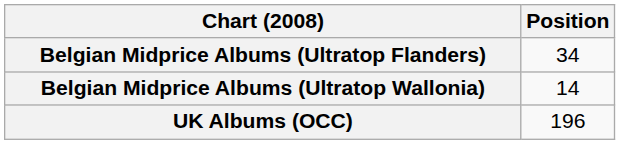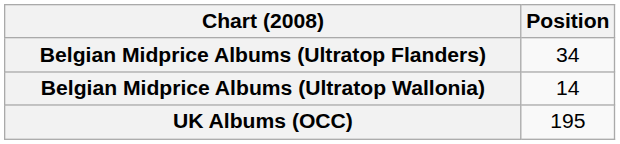(568, 121) 196 -> (568, 121) 195
